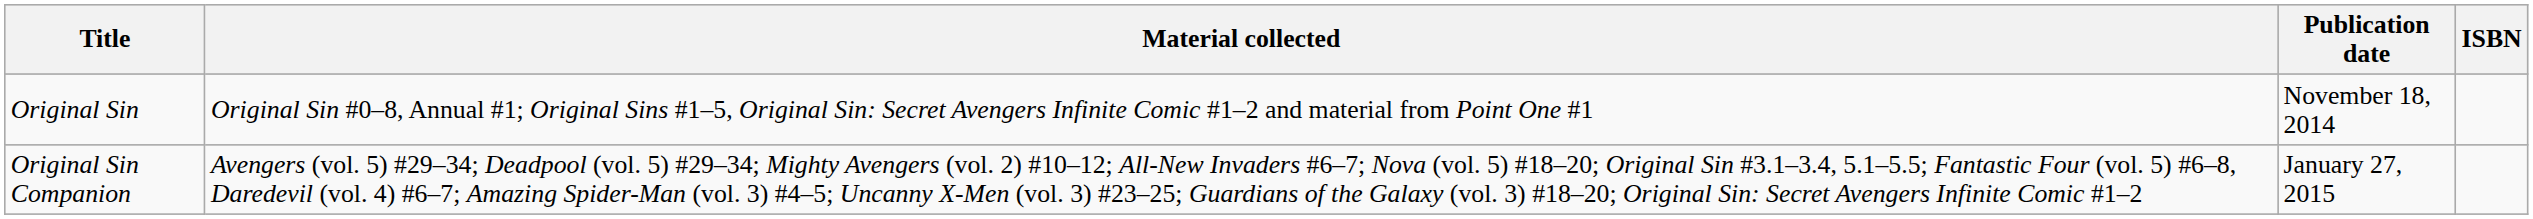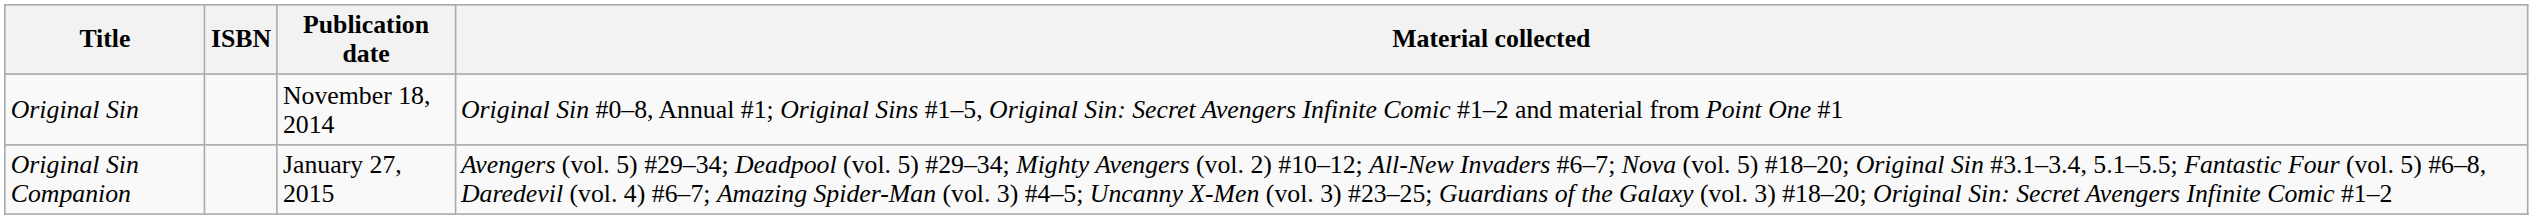columns swapped: (1241, 39) <-> (2492, 39)
